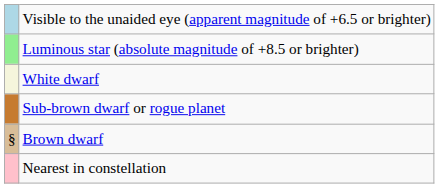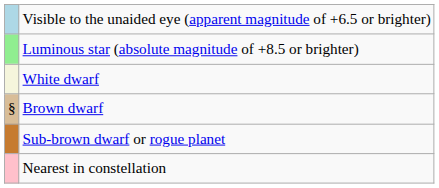rows swapped: (63, 138) <-> (124, 108)
